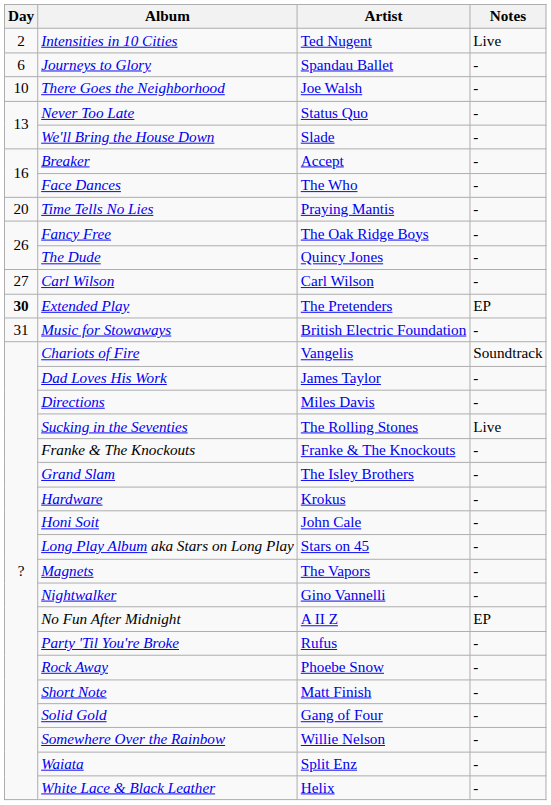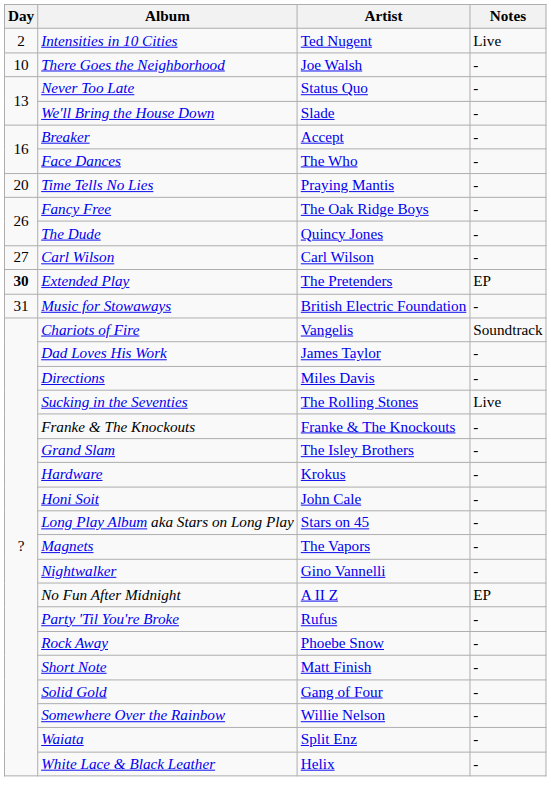- row: (96, 64)
